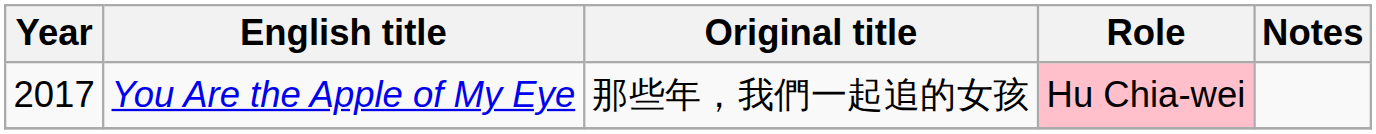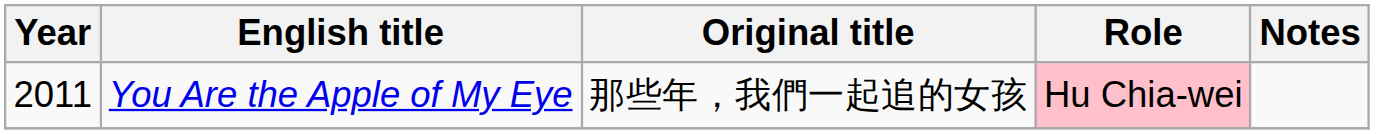(54, 94) 2017 -> (53, 94) 2011
